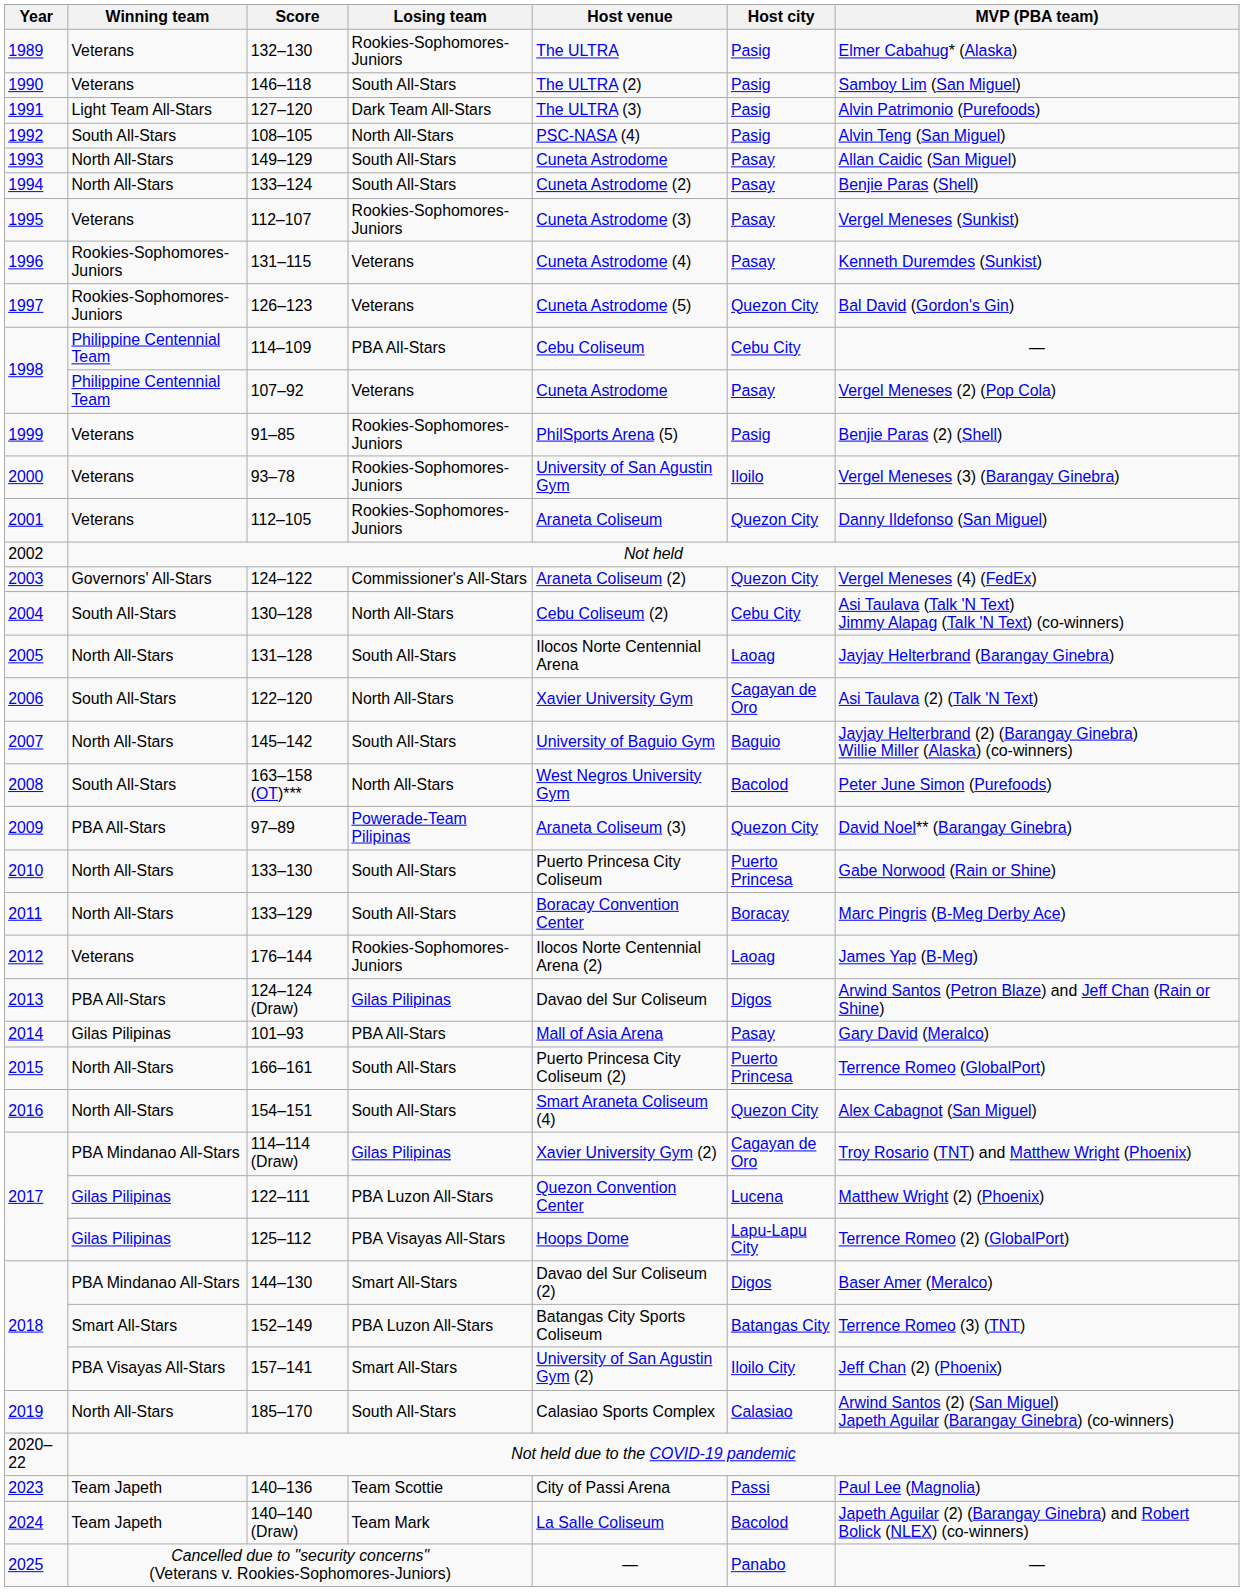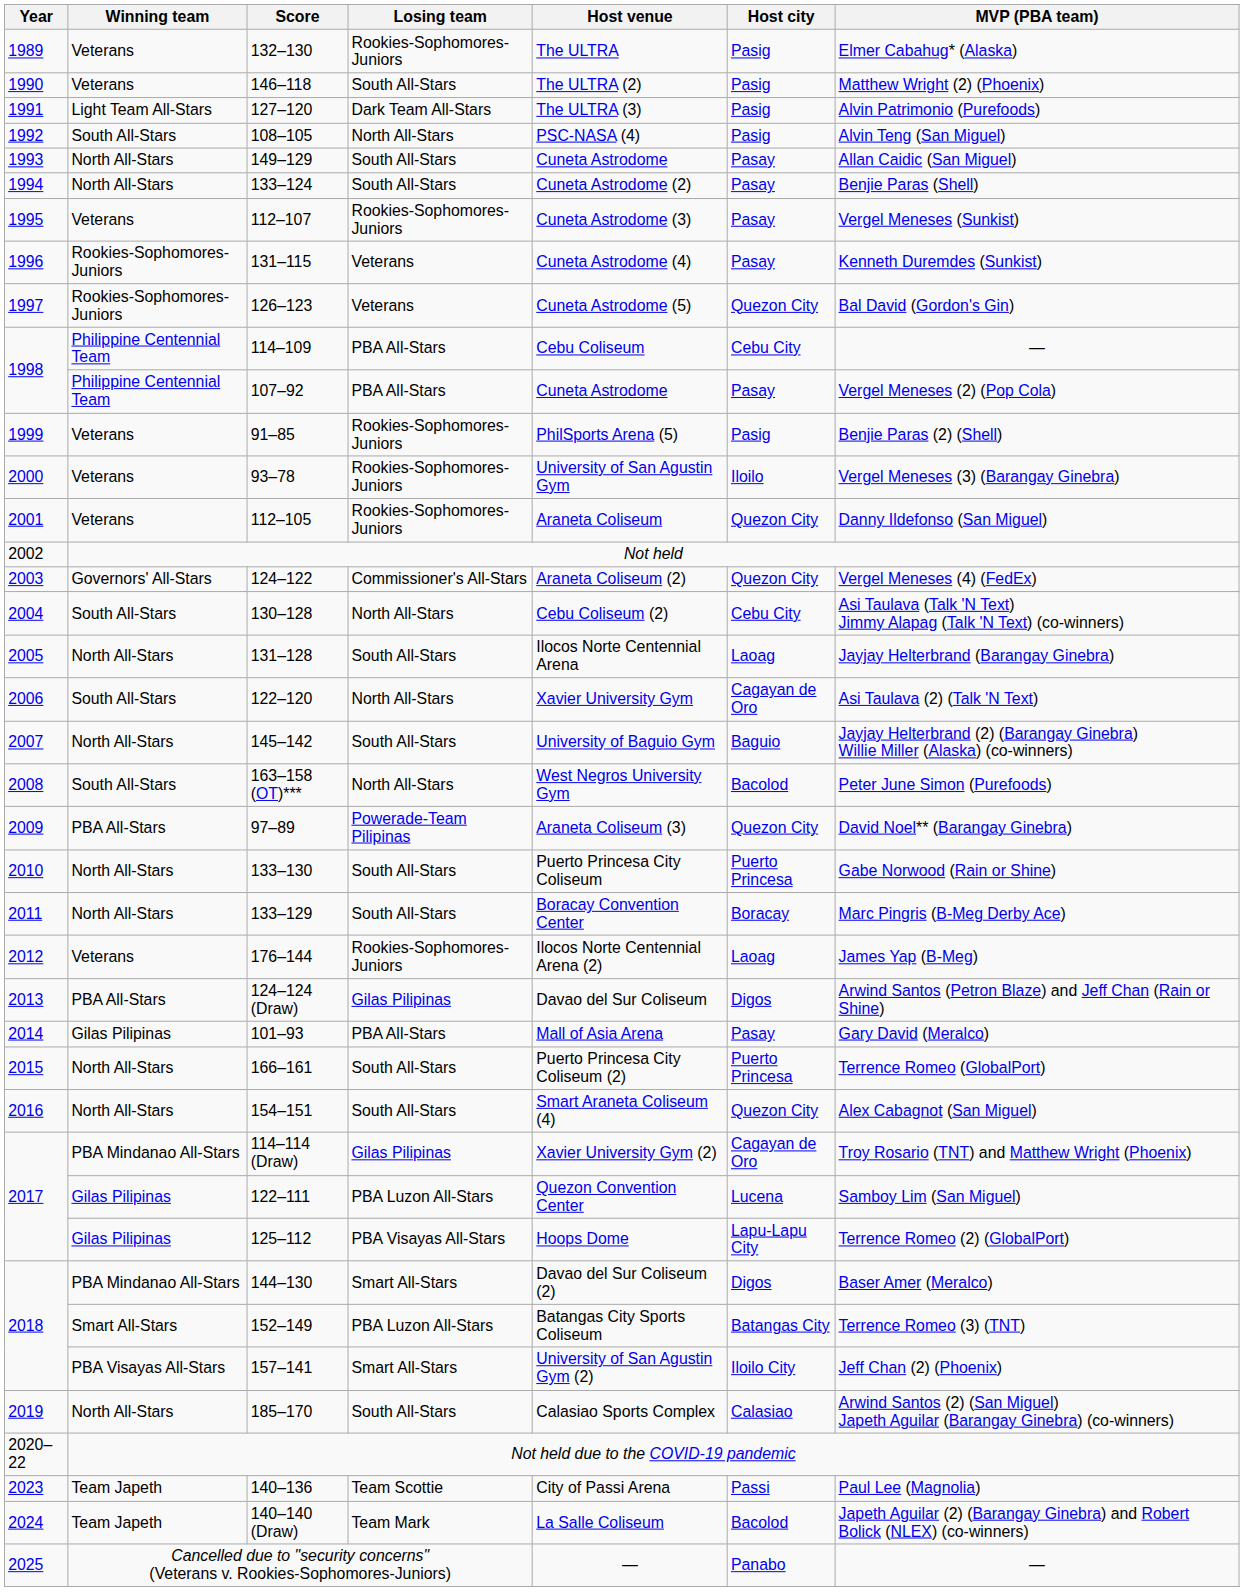(930, 85) Samboy Lim (San Miguel) -> (941, 85) Matthew Wright (2) (Phoenix)
(383, 391) Veterans -> (399, 391) PBA All-Stars
(941, 1196) Matthew Wright (2) (Phoenix) -> (930, 1196) Samboy Lim (San Miguel)
